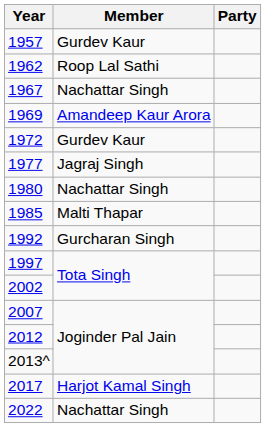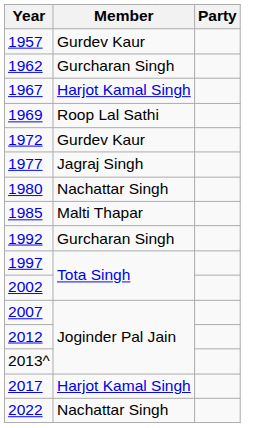(108, 66) Roop Lal Sathi -> (116, 66) Gurcharan Singh
(113, 90) Nachattar Singh -> (124, 90) Harjot Kamal Singh
(134, 115) Amandeep Kaur Arora -> (108, 115) Roop Lal Sathi
